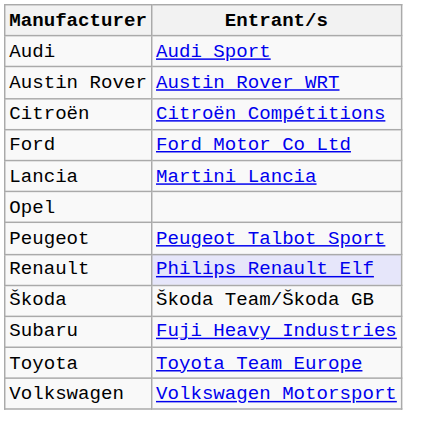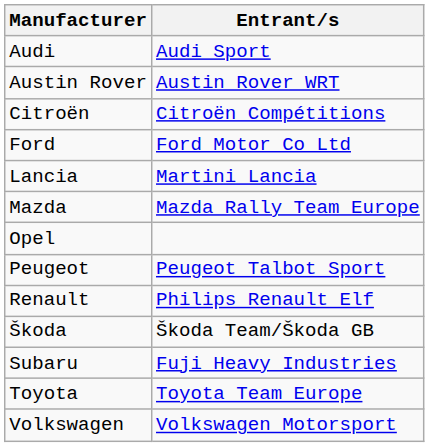+ row: (38, 207)
(265, 269) lavender background -> (265, 301) no background
